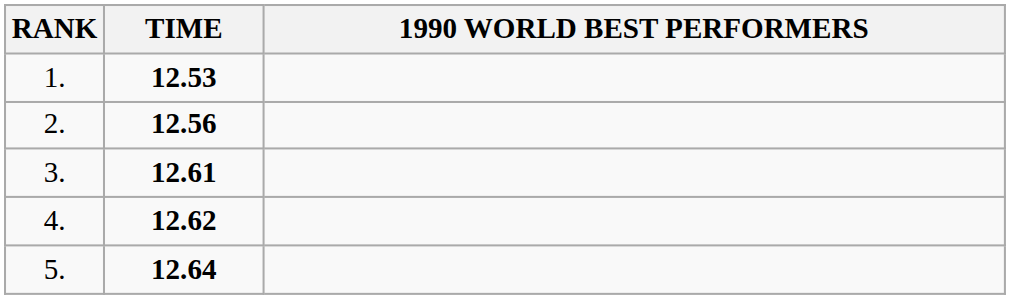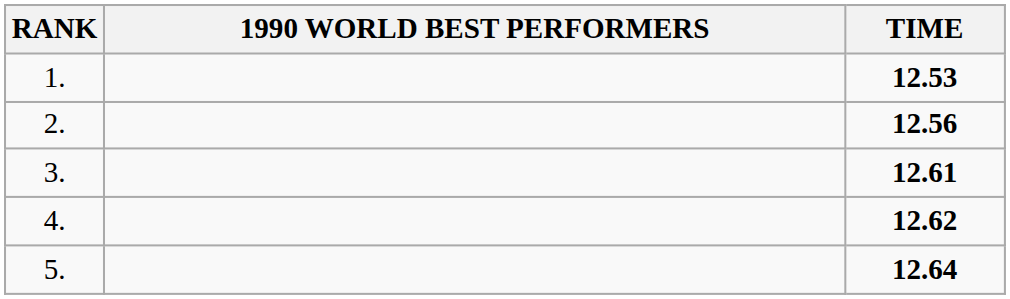columns swapped: (634, 28) <-> (184, 28)
